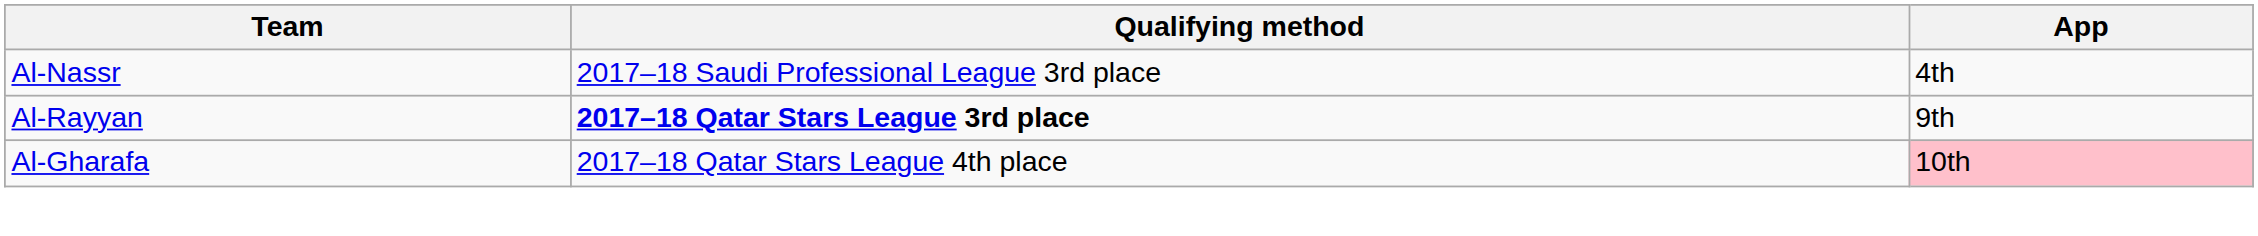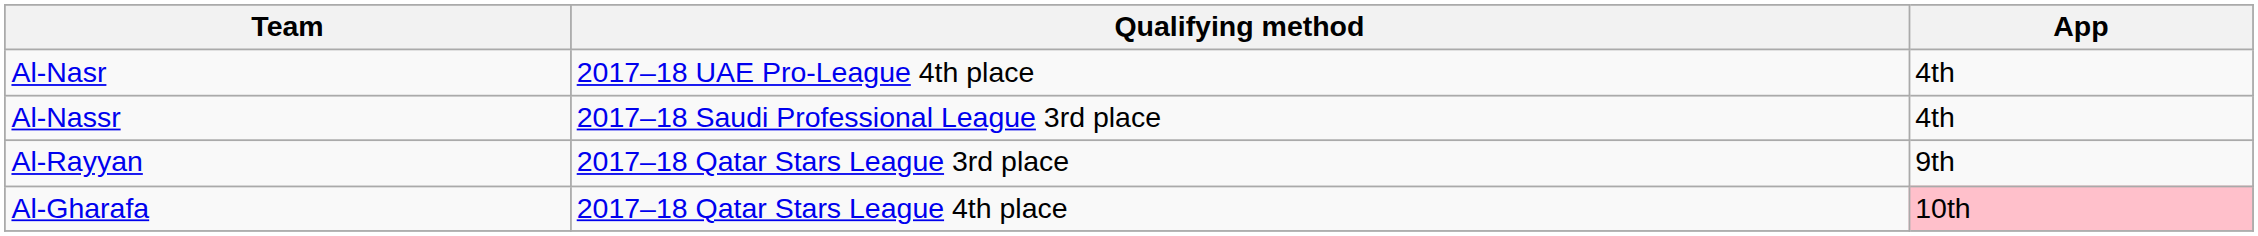+ row: (59, 72)
(833, 117) bold -> (823, 162) normal
